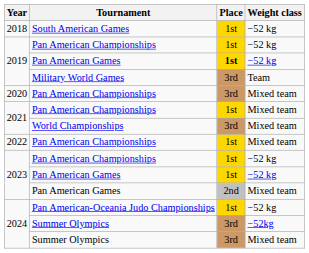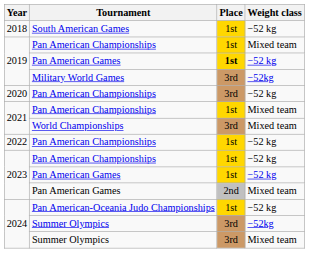(262, 45) −52 kg -> (272, 45) Mixed team
(259, 77) Team -> (261, 77) −52kg
(272, 93) Mixed team -> (262, 93) −52 kg
(272, 142) Mixed team -> (262, 142) −52 kg
